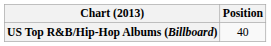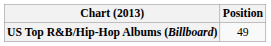(243, 32) 40 -> (243, 32) 49
